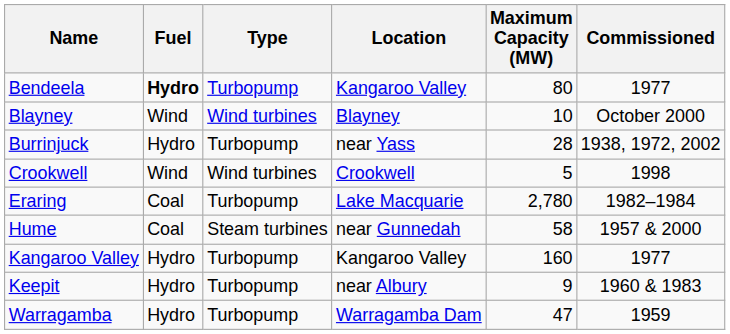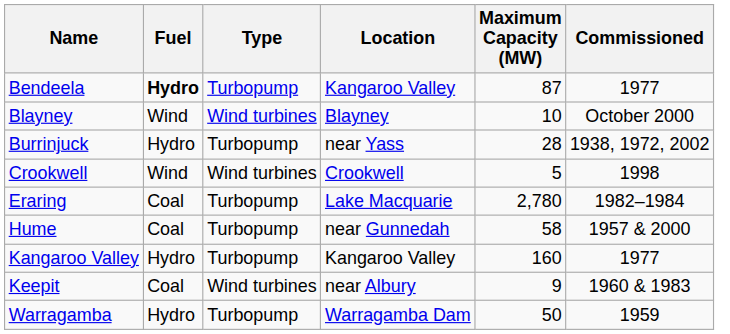(563, 87) 80 -> (552, 87) 87
(267, 229) Steam turbines -> (253, 229) Turbopump
(171, 286) Hydro -> (166, 286) Coal
(253, 286) Turbopump -> (262, 286) Wind turbines
(563, 314) 47 -> (552, 314) 50
